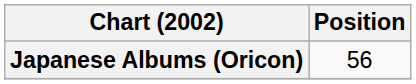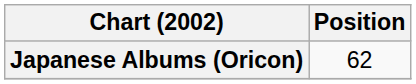(360, 59) 56 -> (360, 59) 62
